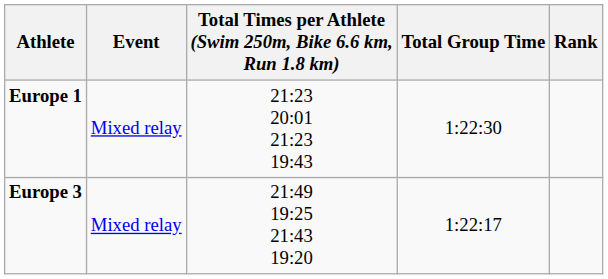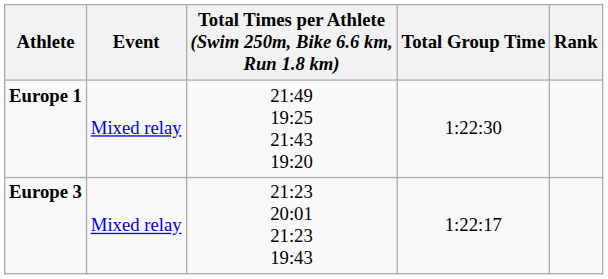(292, 128) 21:23 20:01 21:23 19:43 -> (292, 128) 21:49 19:25 21:43 19:20
(292, 225) 21:49 19:25 21:43 19:20 -> (292, 225) 21:23 20:01 21:23 19:43
